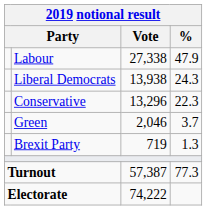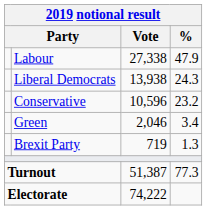(148, 101) 13,296 -> (148, 101) 10,596
(187, 101) 22.3 -> (187, 101) 23.2
(190, 123) 3.7 -> (190, 123) 3.4
(148, 172) 57,387 -> (148, 172) 51,387
